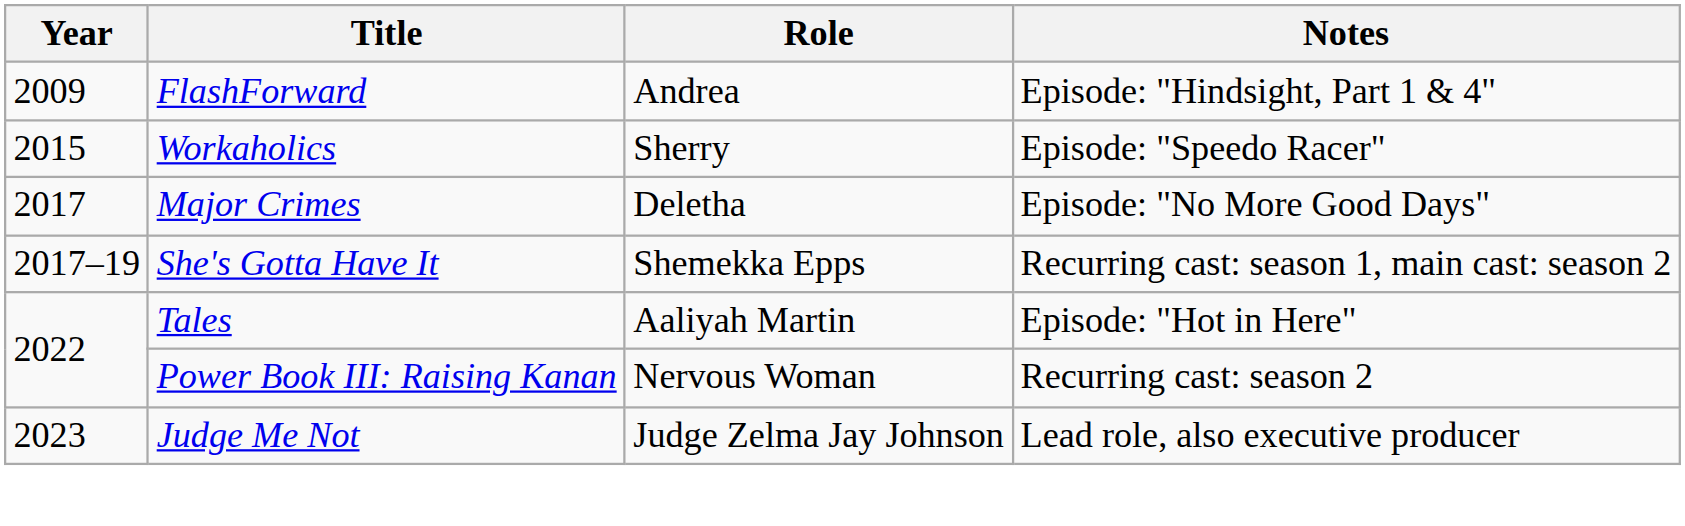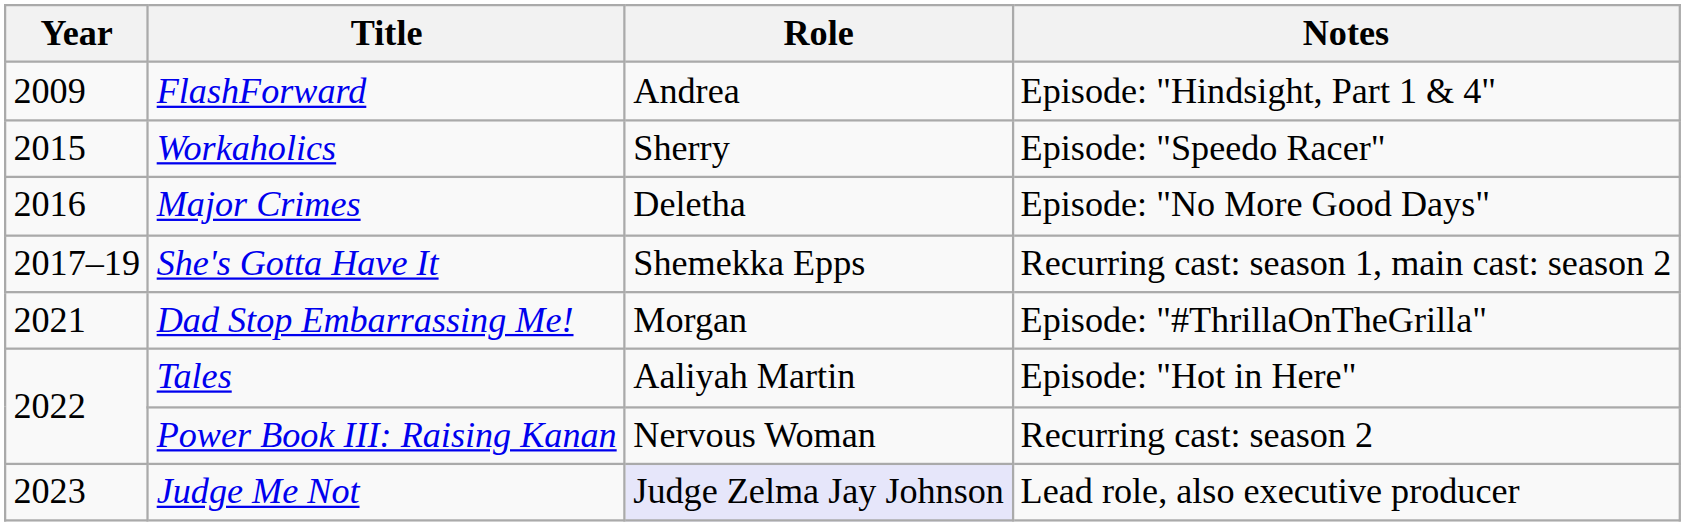(50, 205) 2017 -> (50, 205) 2016
+ row: (365, 319)
(819, 434) no background -> (819, 491) lavender background
